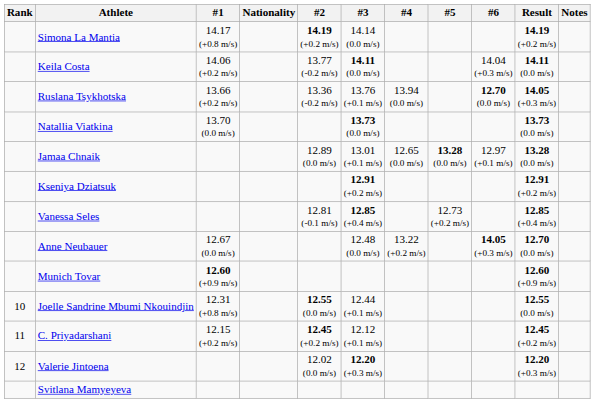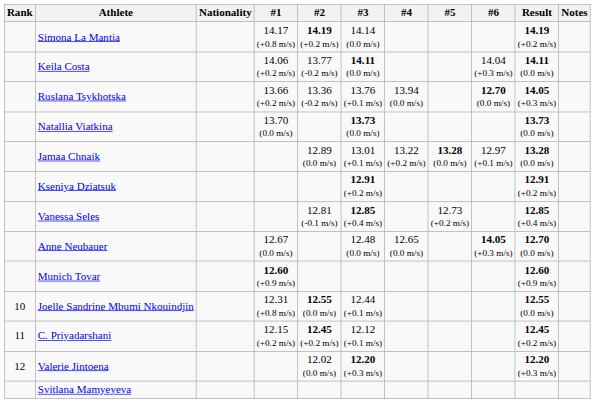columns swapped: (269, 13) <-> (218, 13)
(406, 156) 12.65 (0.0 m/s) -> (406, 156) 13.22 (+0.2 m/s)
(406, 246) 13.22 (+0.2 m/s) -> (406, 246) 12.65 (0.0 m/s)
